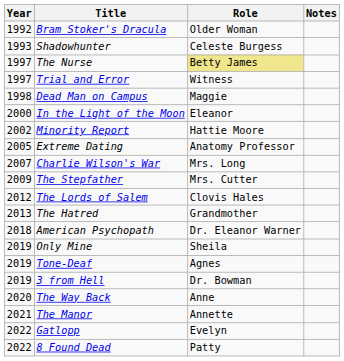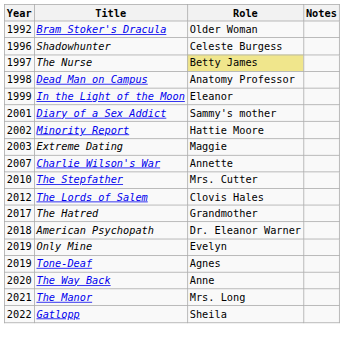(19, 46) 1993 -> (19, 46) 1996
- row: (83, 80)
(208, 96) Maggie -> (242, 80) Anatomy Professor
(19, 113) 2000 -> (19, 96) 1999
+ row: (101, 113)
(19, 147) 2005 -> (19, 147) 2003
(242, 147) Anatomy Professor -> (208, 147) Maggie
(218, 163) Mrs. Long -> (211, 163) Annette
(19, 180) 2009 -> (19, 180) 2010
(19, 214) 2013 -> (19, 214) 2017
(208, 247) Sheila -> (208, 247) Evelyn
- row: (70, 281)
(211, 314) Annette -> (218, 297) Mrs. Long
(208, 331) Evelyn -> (208, 314) Sheila
- row: (74, 348)
